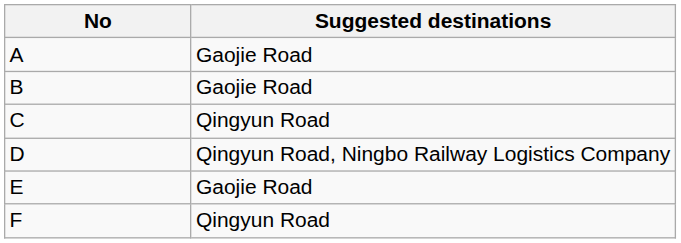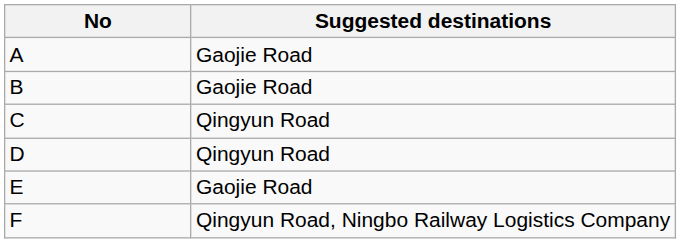(433, 154) Qingyun Road, Ningbo Railway Logistics Company -> (263, 154) Qingyun Road
(263, 220) Qingyun Road -> (433, 220) Qingyun Road, Ningbo Railway Logistics Company
